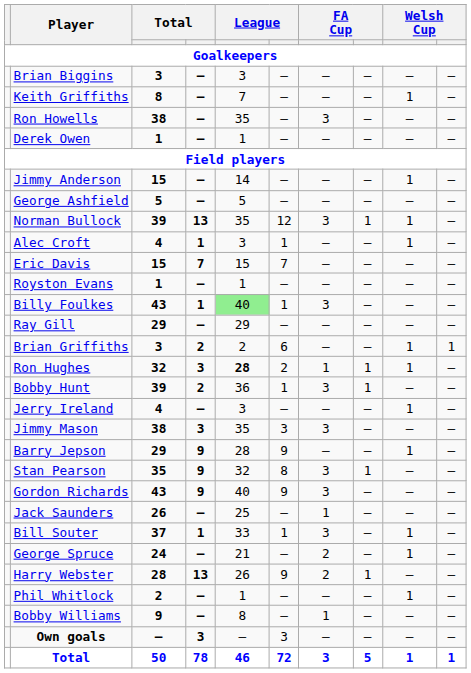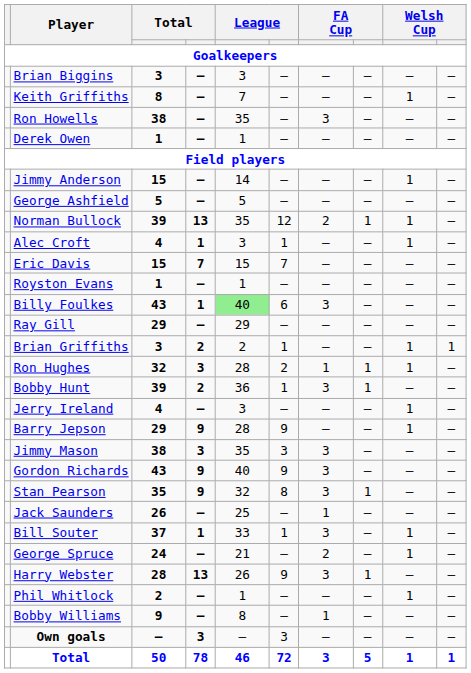(326, 221) 3 -> (326, 221) 2
(284, 305) 1 -> (284, 305) 6
(284, 346) 6 -> (284, 346) 1
(242, 367) bold -> (242, 367) normal
rows swapped: (60, 450) <-> (56, 429)
rows swapped: (60, 471) <-> (71, 491)
(326, 574) 2 -> (326, 574) 3
